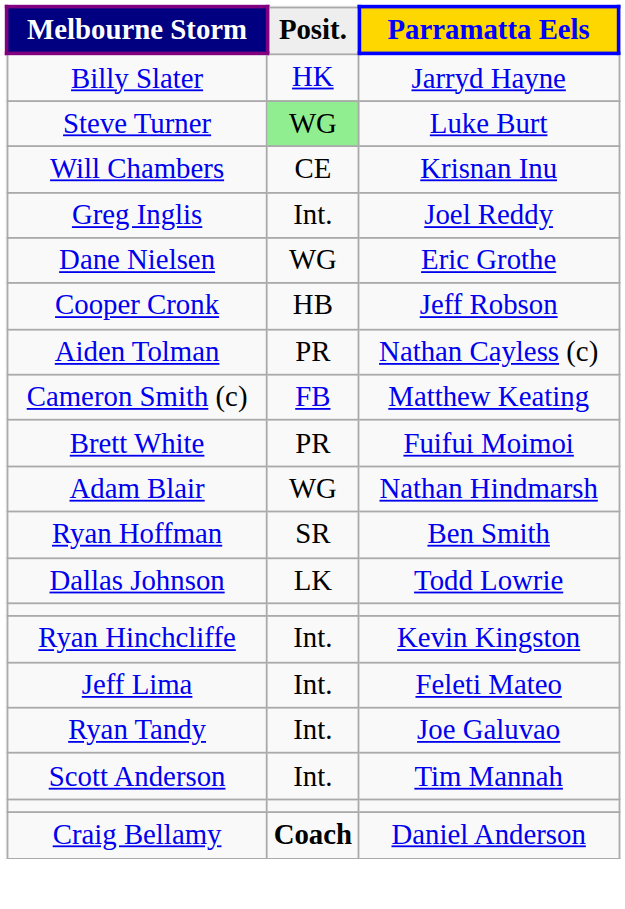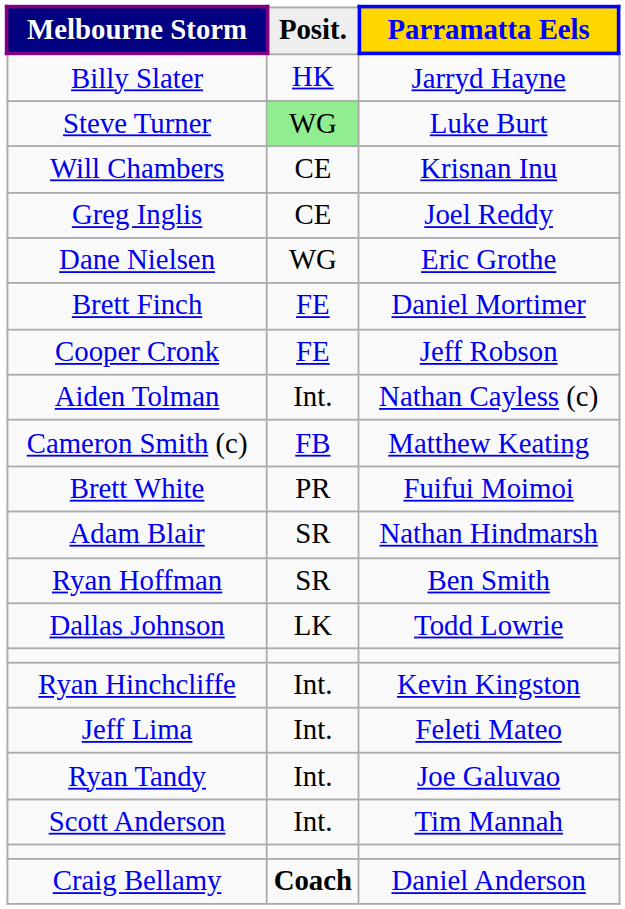(313, 214) Int. -> (313, 214) CE
+ row: (137, 305)
(313, 305) HB -> (313, 351) FE
(313, 351) PR -> (313, 397) Int.
(313, 488) WG -> (313, 534) SR
